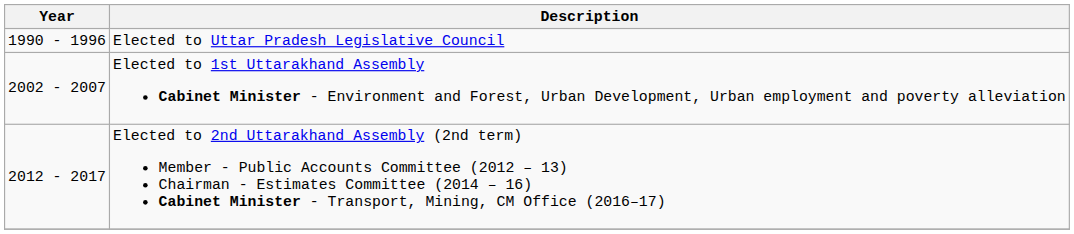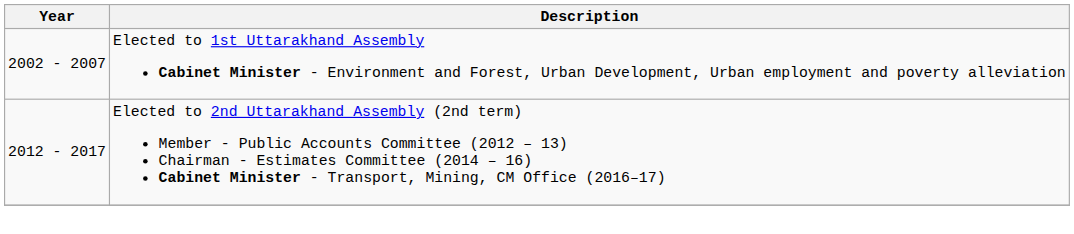- row: (309, 41)
